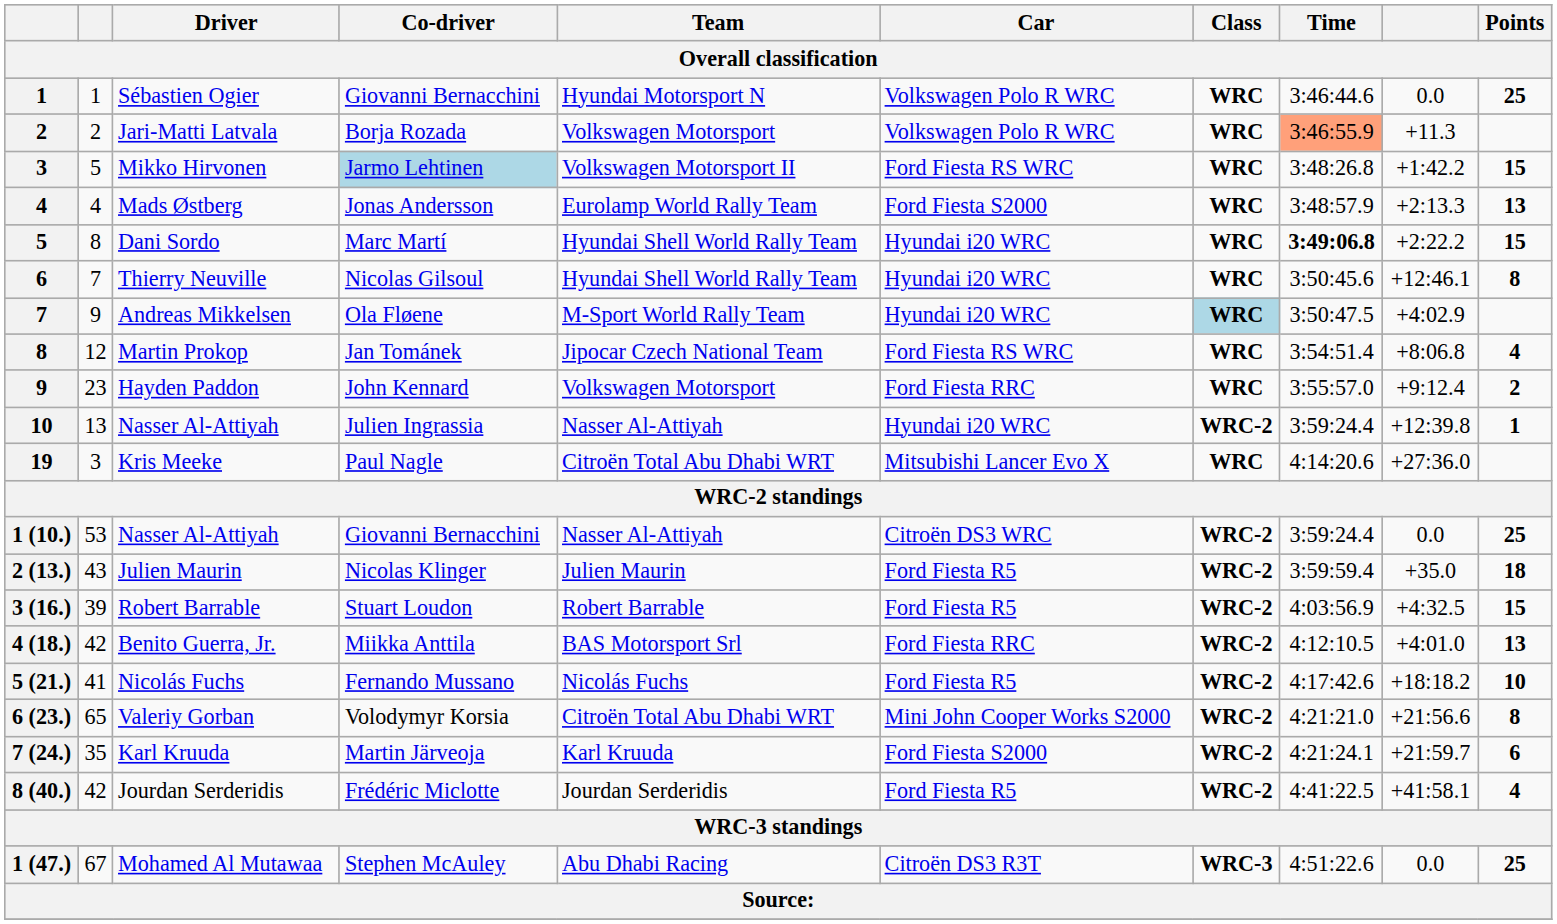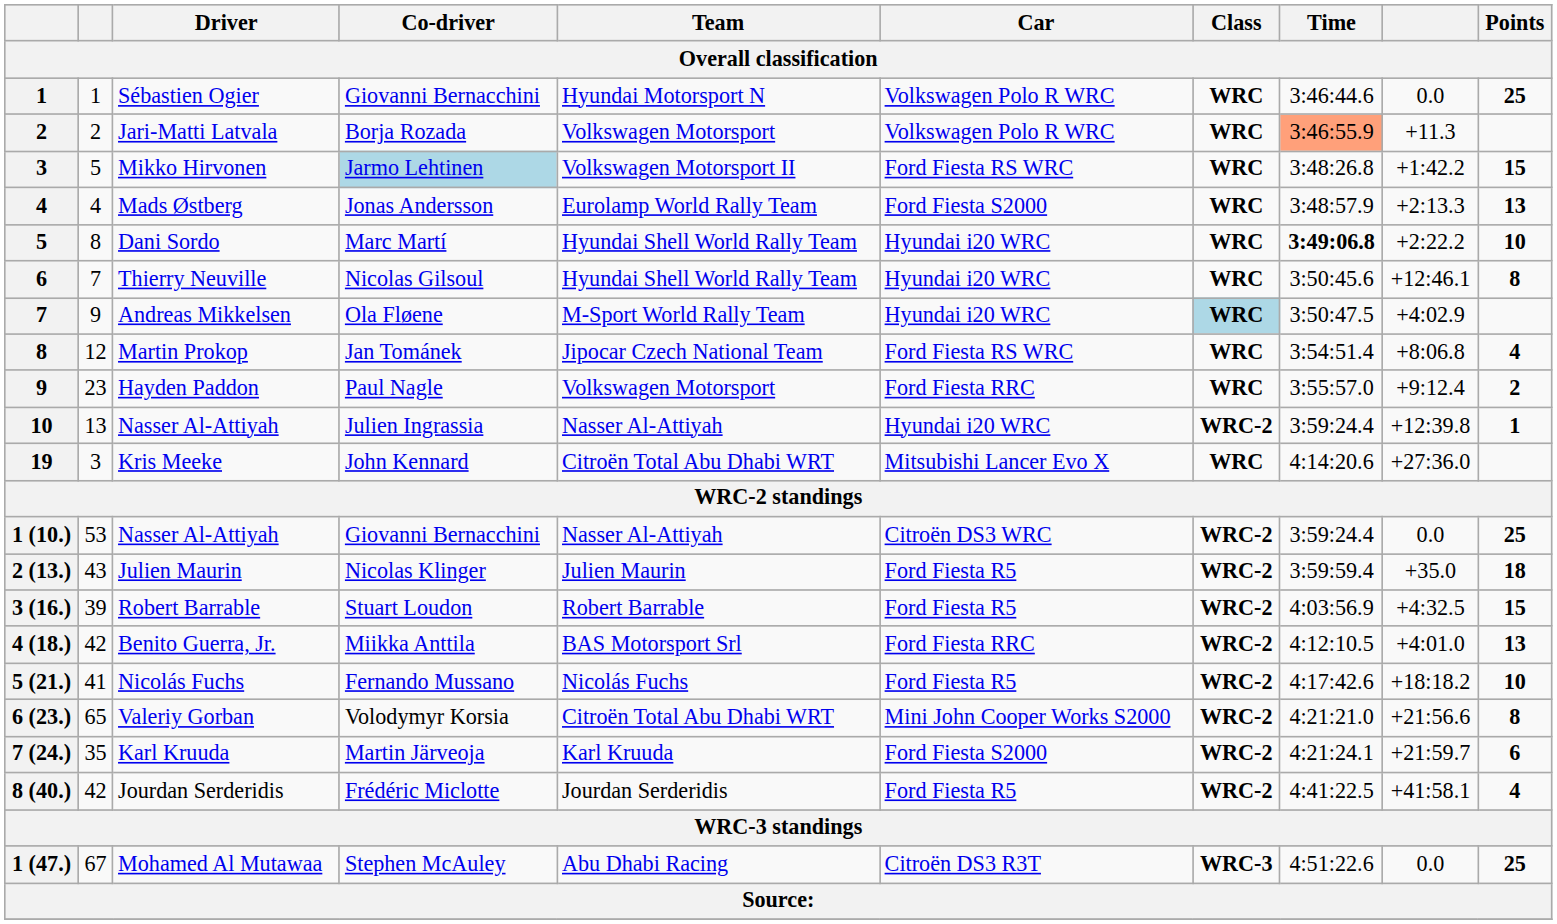(1515, 241) 15 -> (1515, 241) 10
(407, 388) John Kennard -> (394, 388) Paul Nagle
(394, 461) Paul Nagle -> (407, 461) John Kennard
